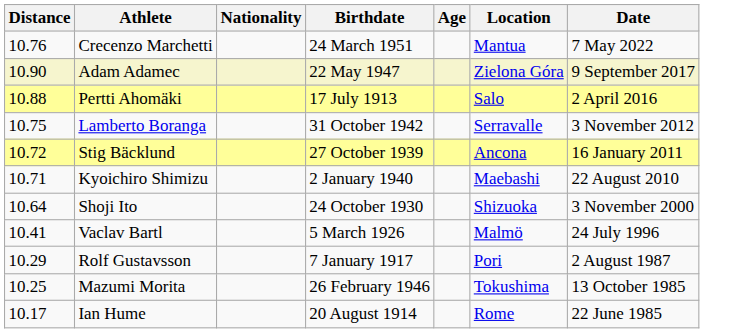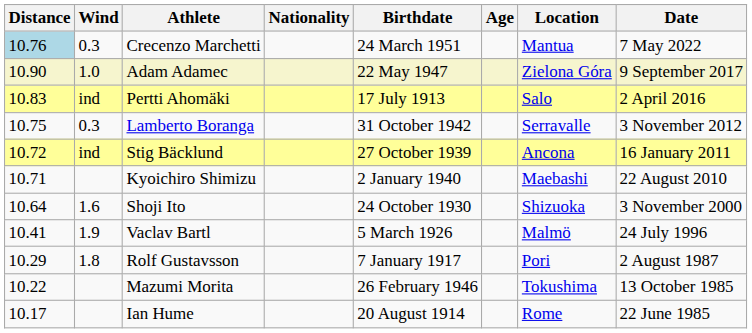+ column: (99, 17)
(28, 44) no background -> (28, 44) lightblue background
(28, 98) 10.88 -> (28, 98) 10.83
(28, 286) 10.25 -> (28, 286) 10.22
